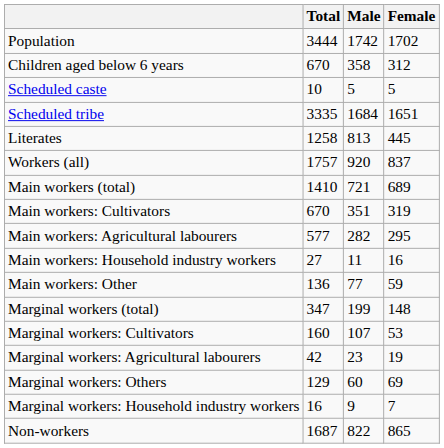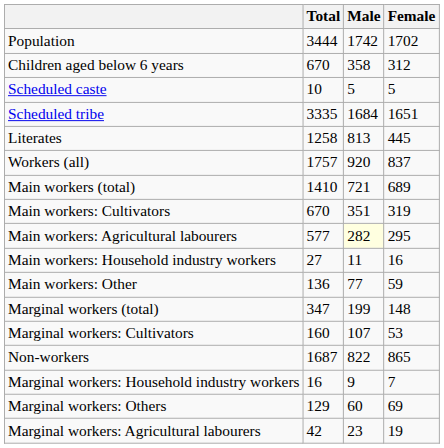(359, 235) no background -> (359, 235) lightyellow background
rows swapped: (134, 357) <-> (49, 430)
rows swapped: (154, 406) <-> (87, 382)
